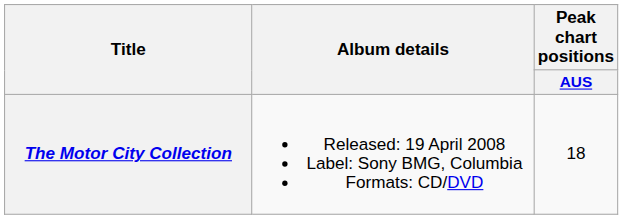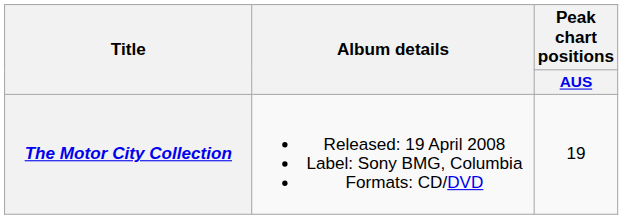(576, 154) 18 -> (576, 154) 19
